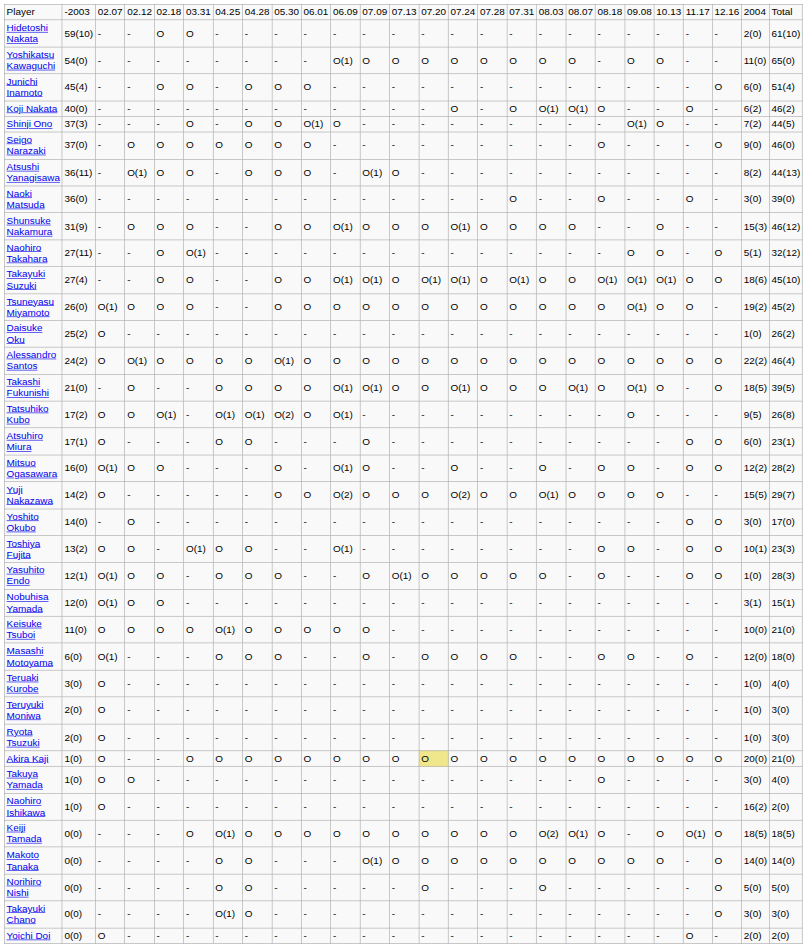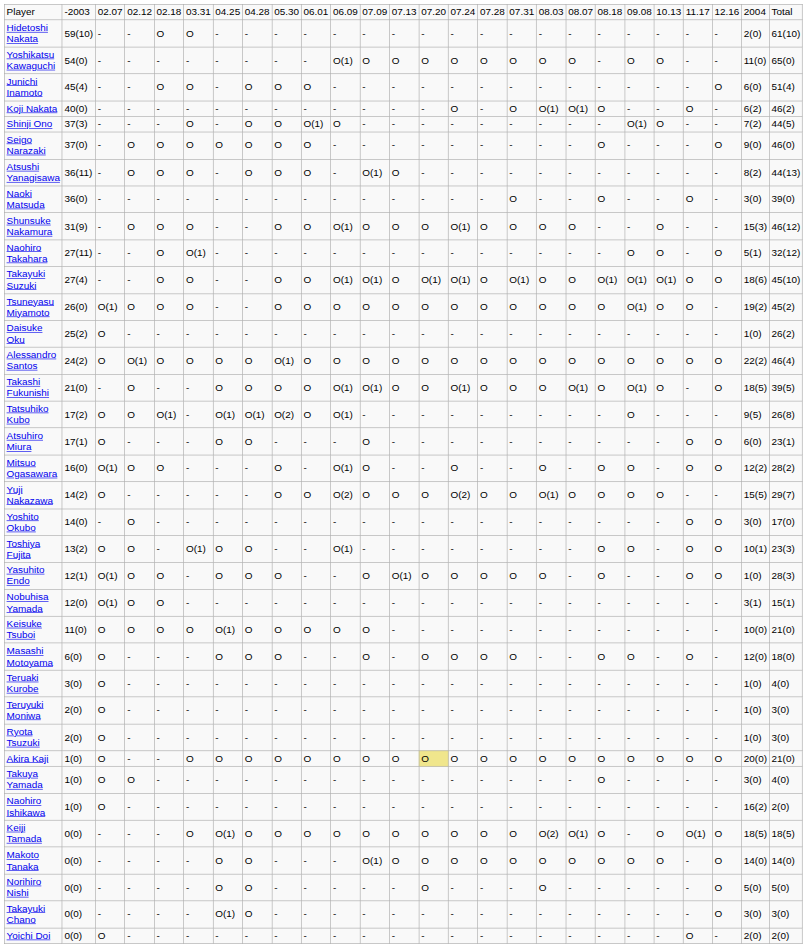(137, 172) O(1) -> (131, 172) O
(108, 656) O(1) -> (102, 656) O
